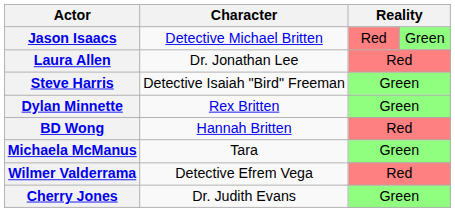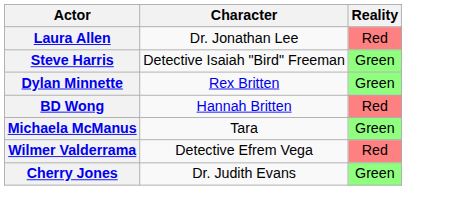- row: (72, 38)
